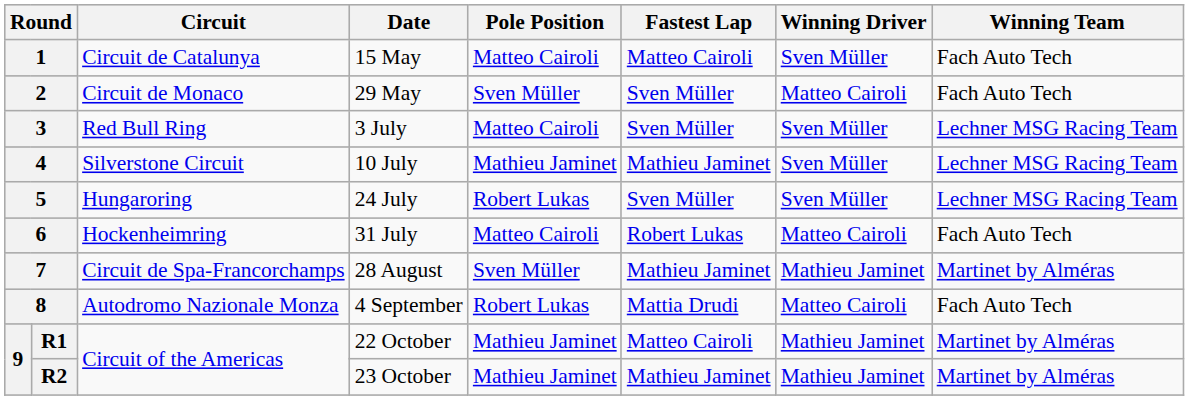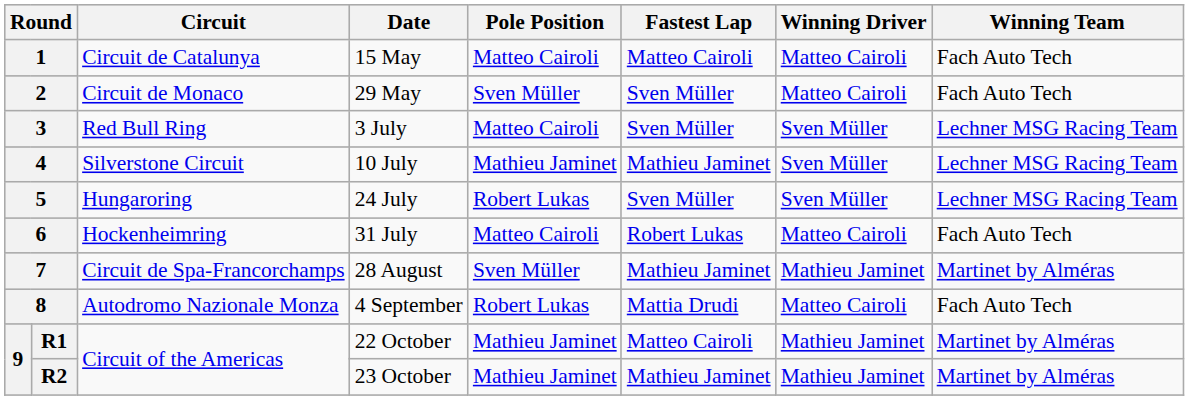(834, 57) Sven Müller -> (844, 57) Matteo Cairoli
